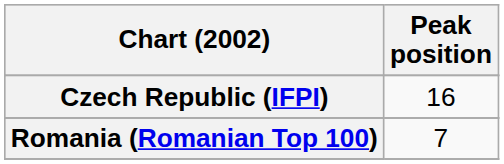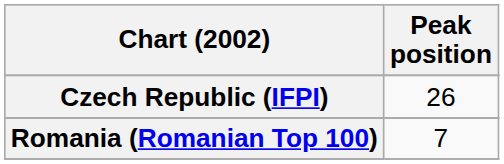(441, 96) 16 -> (441, 96) 26
